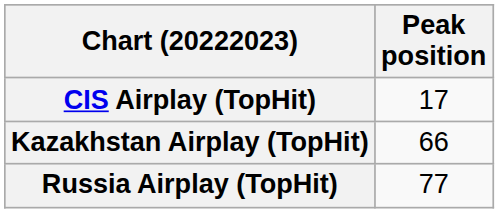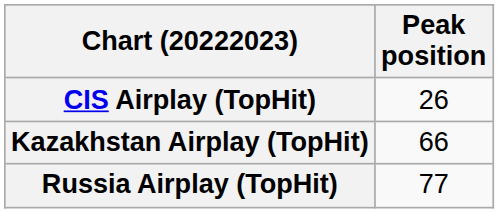(434, 99) 17 -> (434, 99) 26
